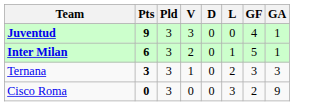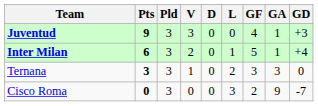+ column: (301, 14)
